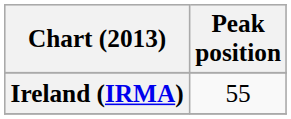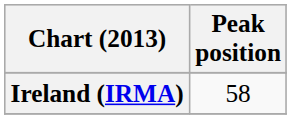(238, 93) 55 -> (238, 93) 58
